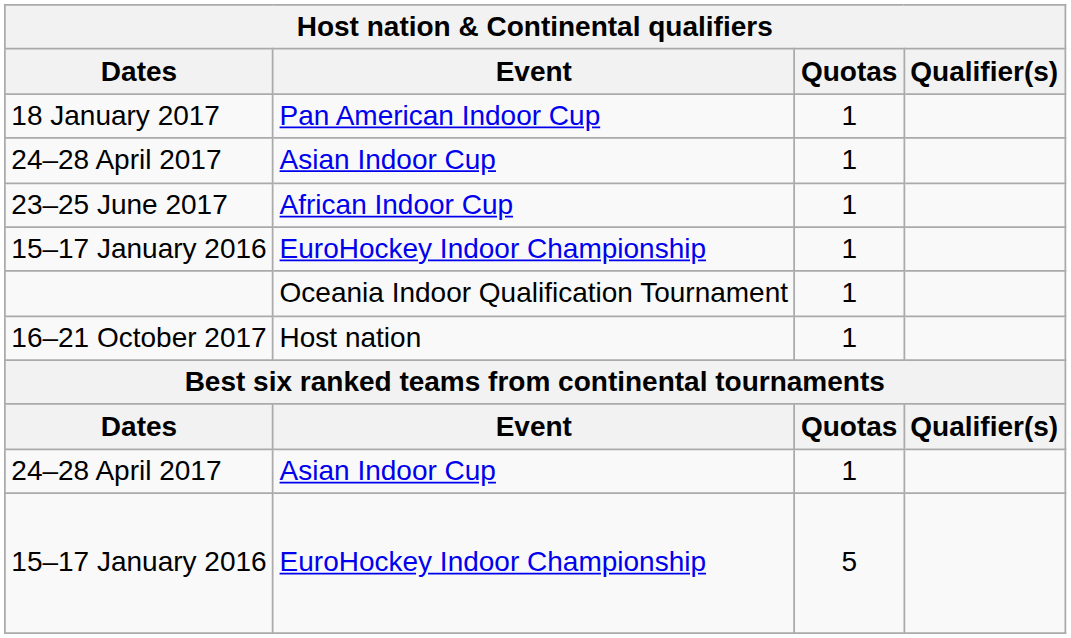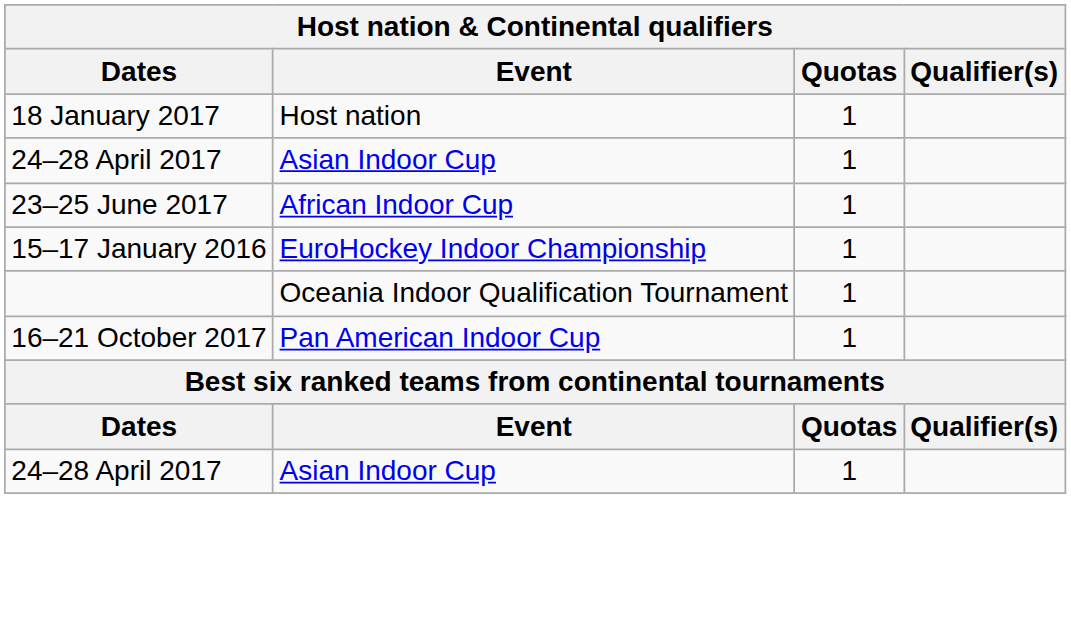(440, 115) Pan American Indoor Cup -> (350, 115) Host nation
(350, 337) Host nation -> (440, 337) Pan American Indoor Cup
- row: (139, 562)
